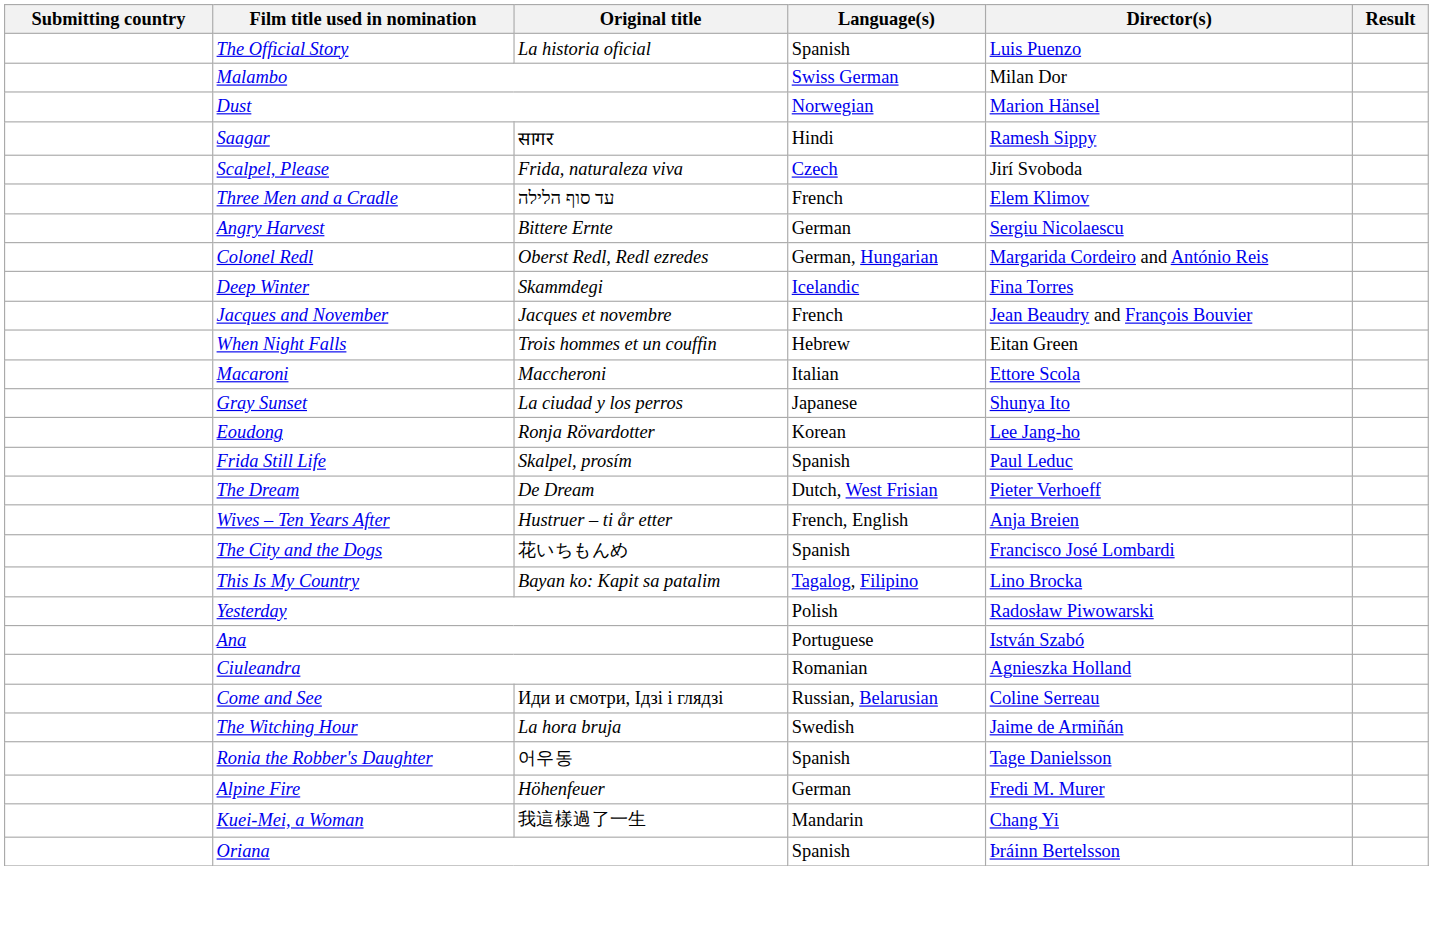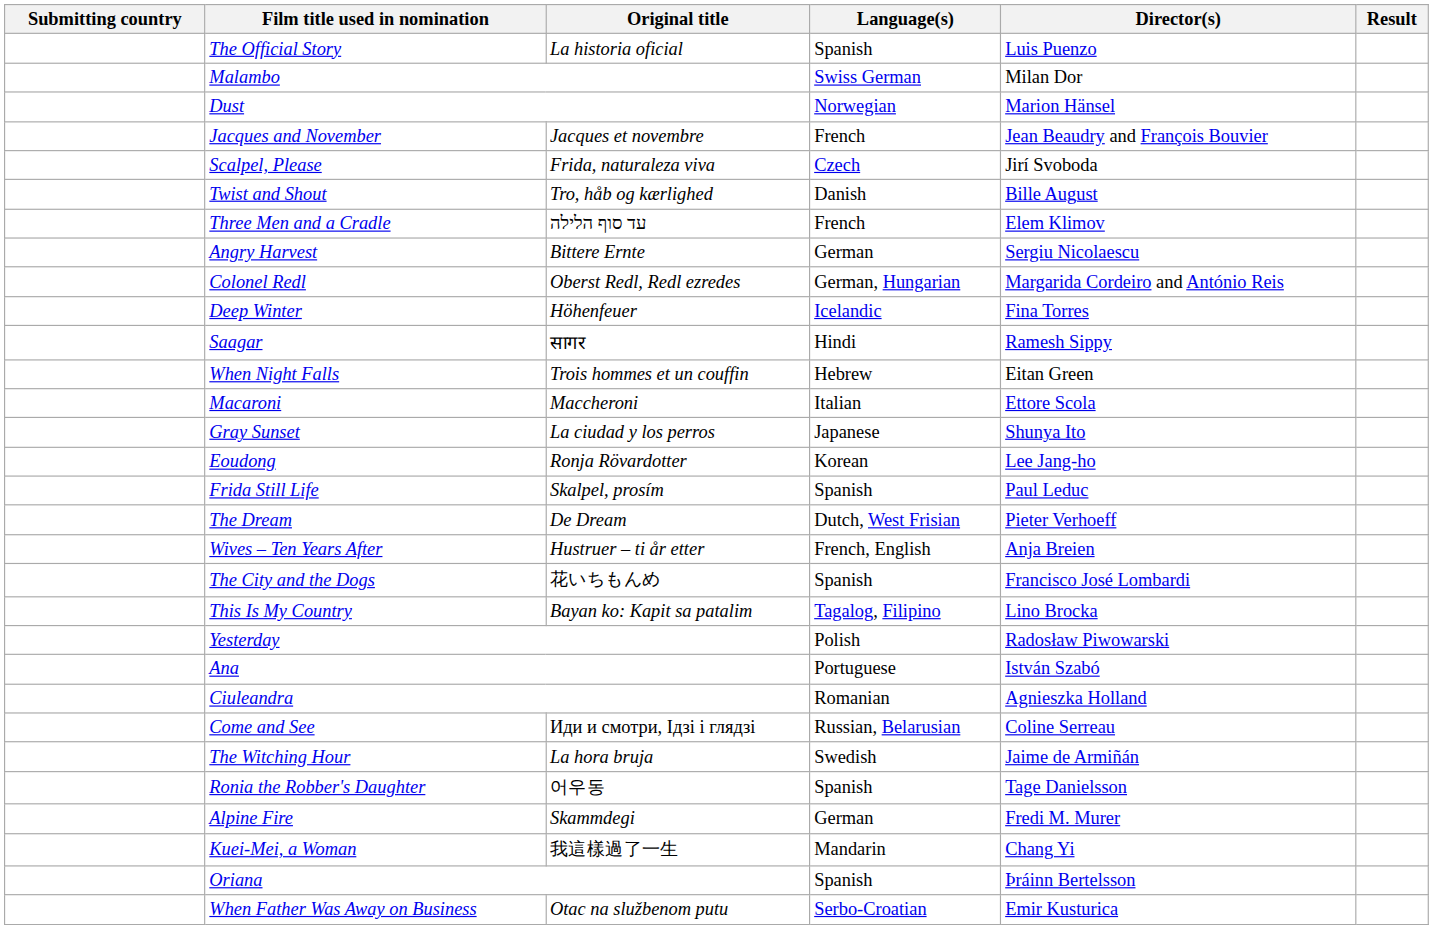rows swapped: (302, 315) <-> (243, 138)
+ row: (268, 194)
(560, 286) Skammdegi -> (593, 310) Höhenfeuer
(561, 789) Höhenfeuer -> (592, 818) Skammdegi
+ row: (343, 909)
